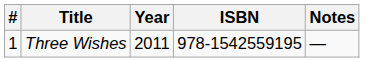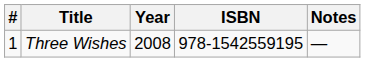(152, 43) 2011 -> (153, 43) 2008
